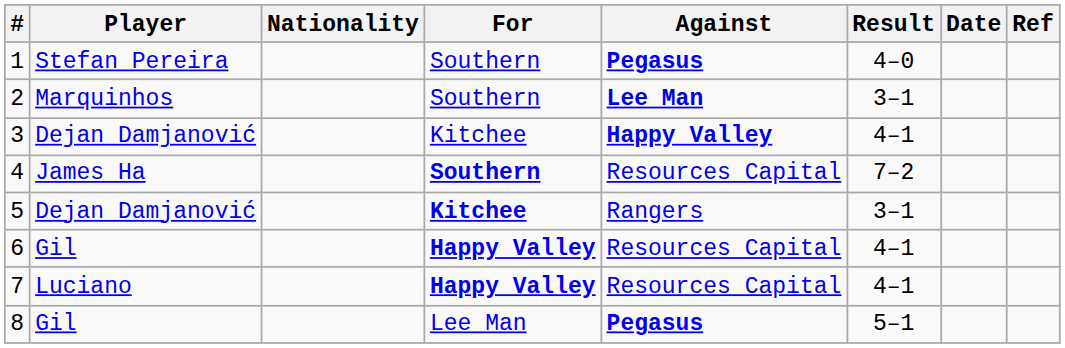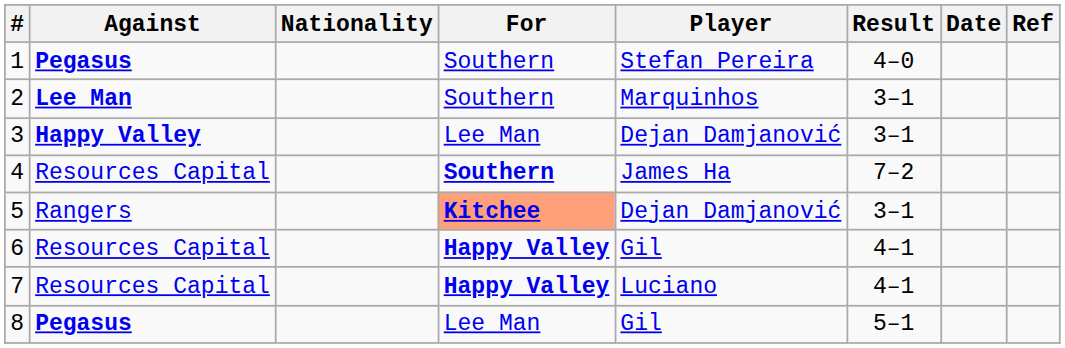columns swapped: (146, 24) <-> (724, 24)
(478, 136) Kitchee -> (492, 136) Lee Man
(894, 136) 4–1 -> (894, 136) 3–1
(478, 211) no background -> (492, 211) lightsalmon background
